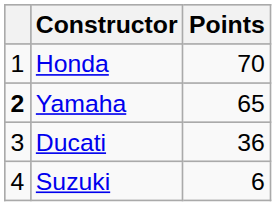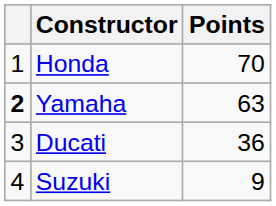(251, 103) 65 -> (251, 103) 63
(258, 182) 6 -> (258, 182) 9
